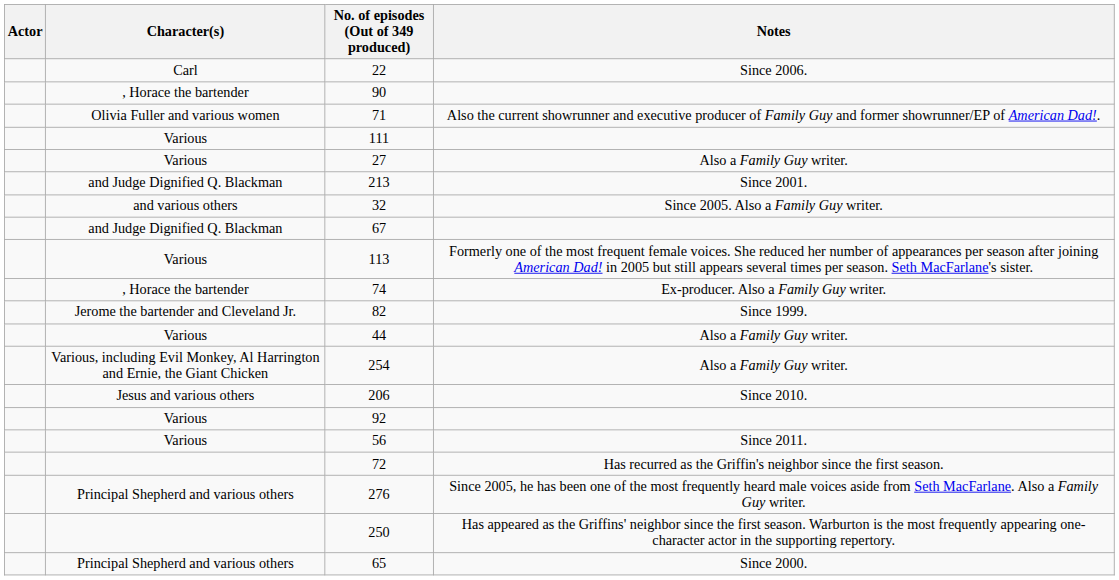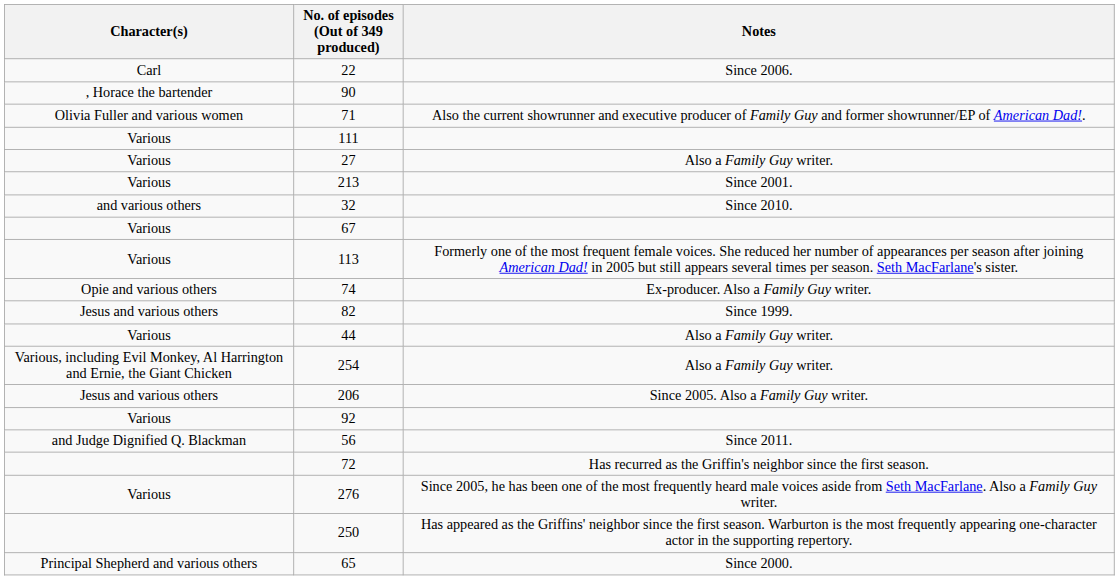- column: (25, 31)
(185, 183) and Judge Dignified Q. Blackman -> (149, 183) Various
(774, 205) Since 2005. Also a Family Guy writer. -> (759, 205) Since 2010.
(185, 228) and Judge Dignified Q. Blackman -> (149, 228) Various
(185, 289) , Horace the bartender -> (149, 289) Opie and various others
(185, 312) Jerome the bartender and Cleveland Jr. -> (149, 312) Jesus and various others
(774, 396) Since 2010. -> (759, 396) Since 2005. Also a Family Guy writer.
(185, 441) Various -> (149, 441) and Judge Dignified Q. Blackman
(185, 494) Principal Shepherd and various others -> (149, 494) Various
